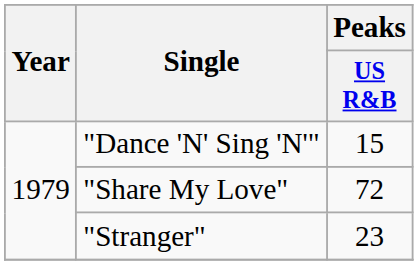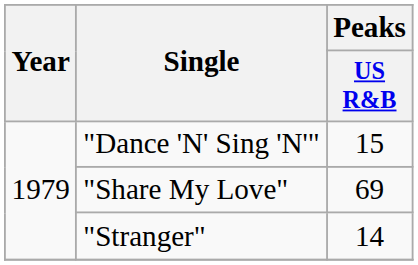(370, 189) 72 -> (370, 189) 69
(370, 235) 23 -> (370, 235) 14
